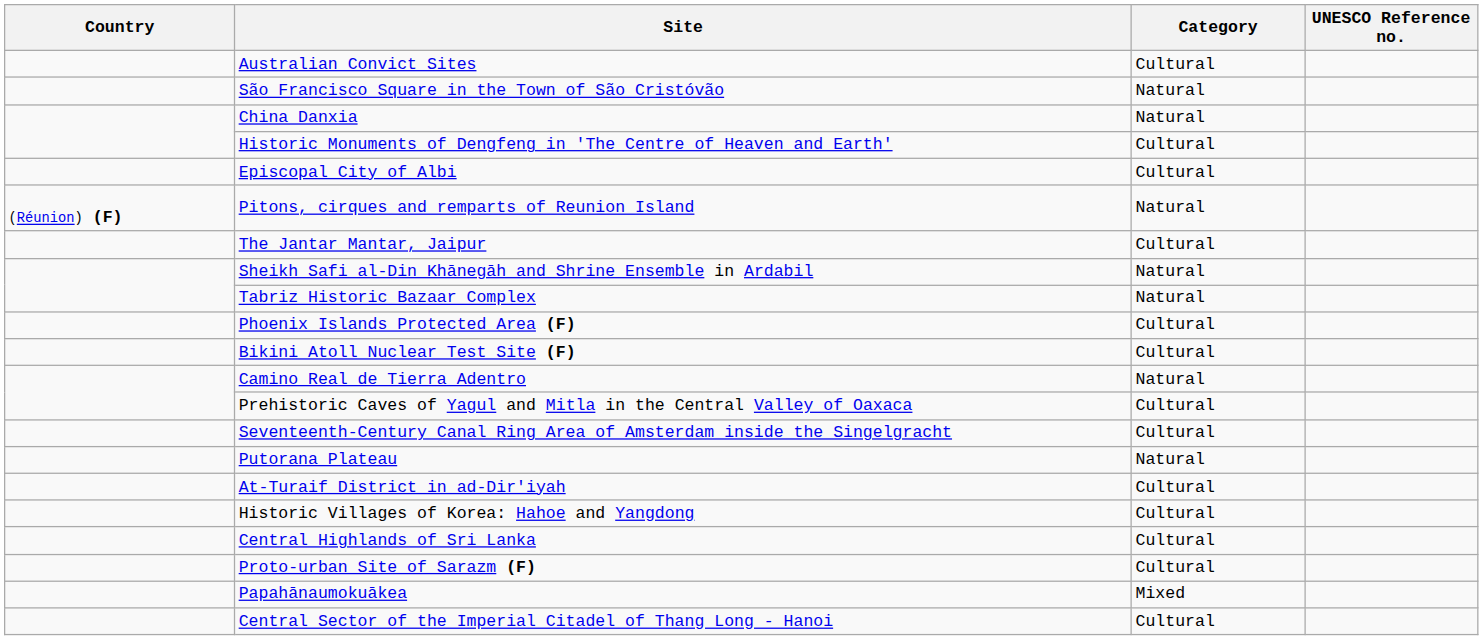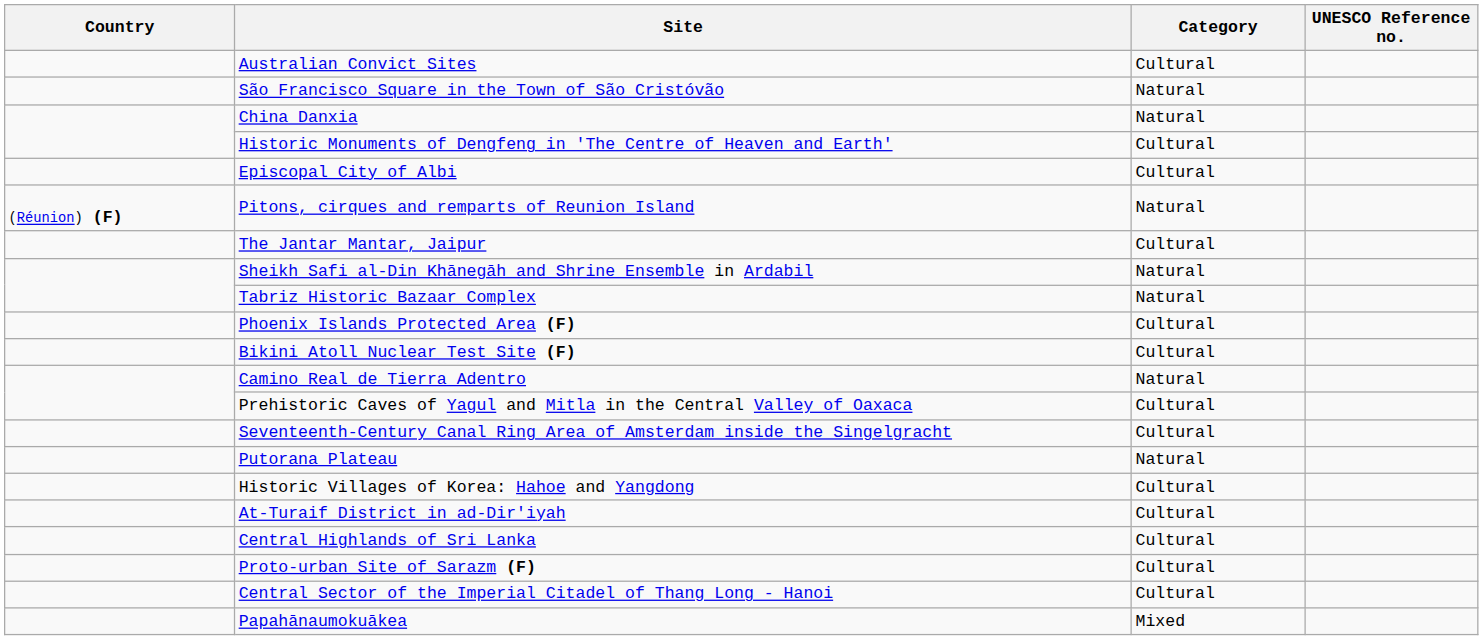rows swapped: (402, 487) <-> (467, 514)
rows swapped: (323, 594) <-> (536, 621)
